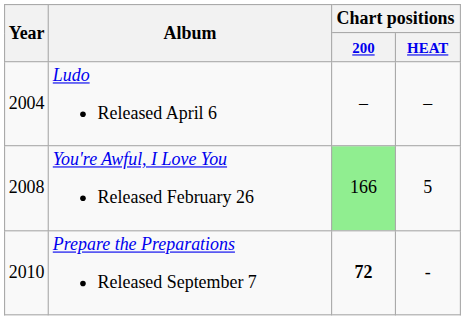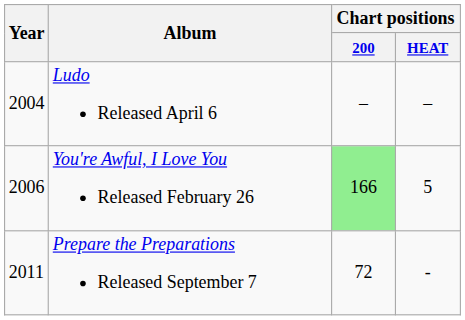(27, 187) 2008 -> (27, 187) 2006
(27, 272) 2010 -> (26, 272) 2011
(363, 272) bold -> (363, 272) normal
